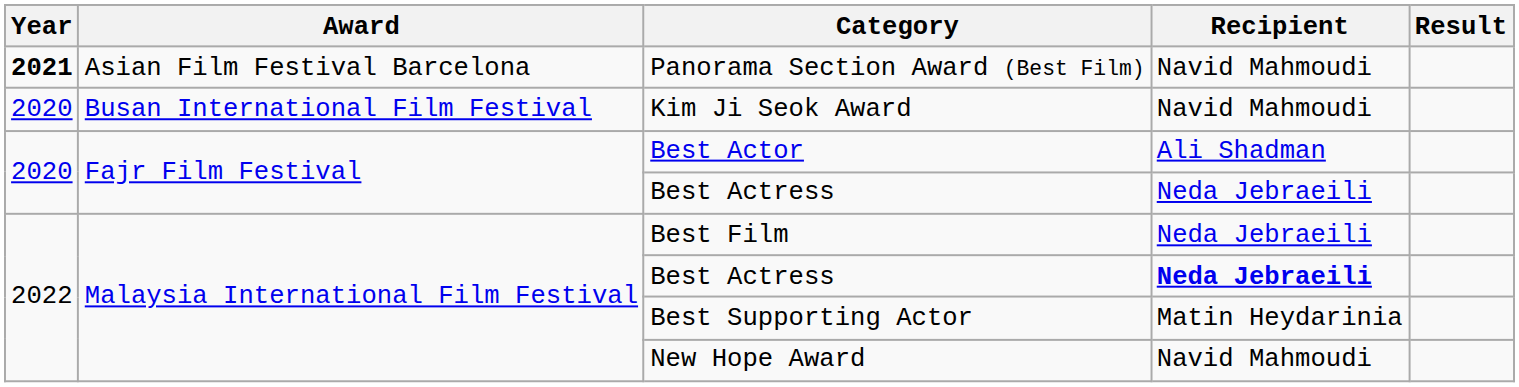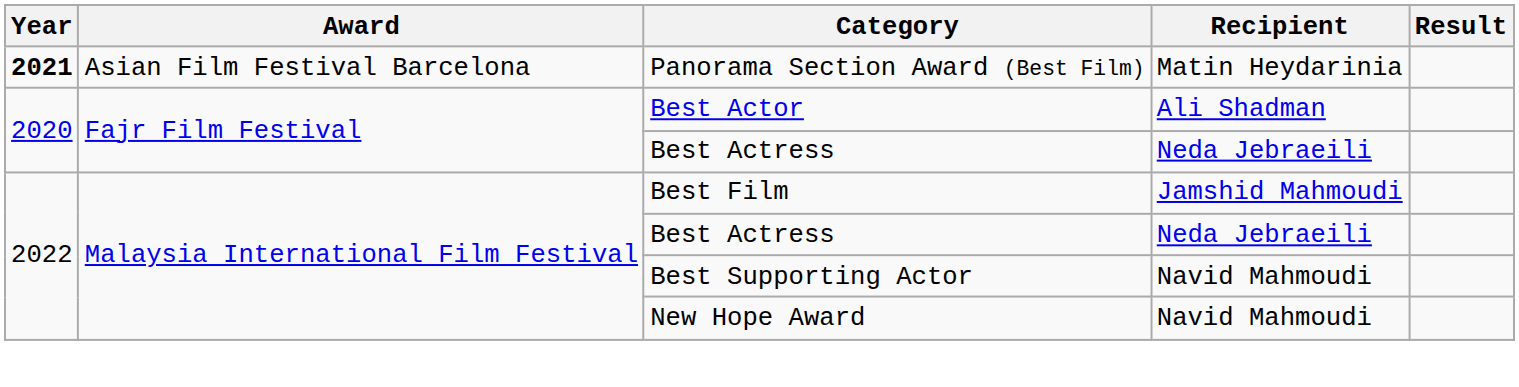(1264, 68) Navid Mahmoudi -> (1280, 68) Matin Heydarinia
- row: (338, 109)
(1264, 235) Neda Jebraeili -> (1280, 193) Jamshid Mahmoudi
(1264, 276) bold -> (1264, 235) normal
(1280, 318) Matin Heydarinia -> (1264, 276) Navid Mahmoudi
